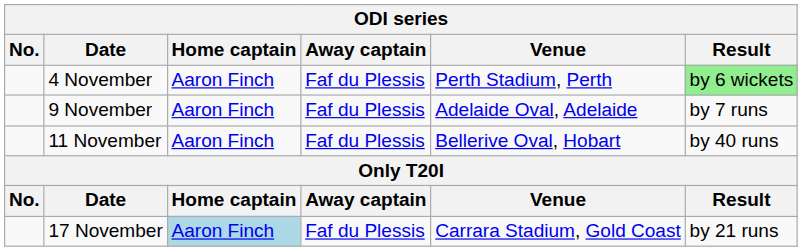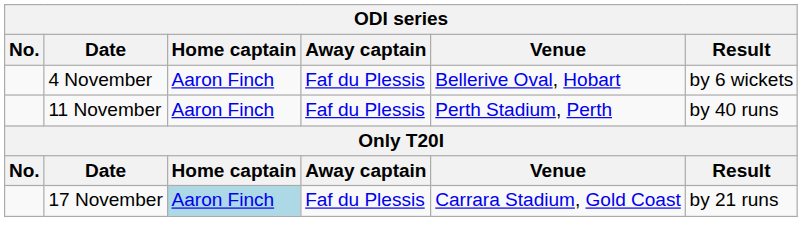(524, 79) Perth Stadium, Perth -> (528, 79) Bellerive Oval, Hobart
(741, 79) lightgreen background -> (741, 79) no background
- row: (100, 110)
(528, 140) Bellerive Oval, Hobart -> (524, 110) Perth Stadium, Perth
